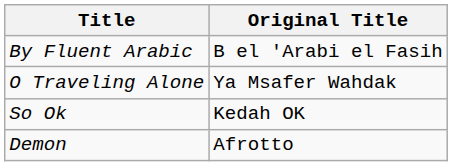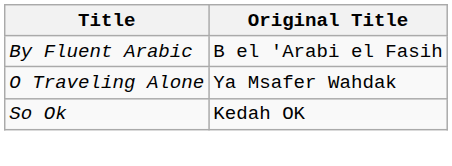- row: (38, 145)
